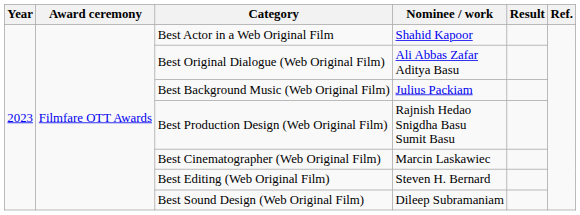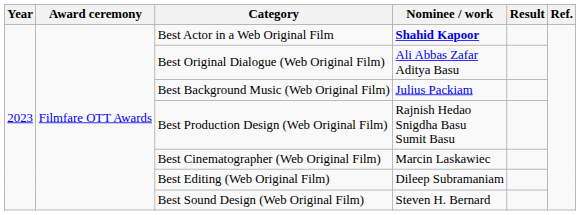(434, 34) normal -> (437, 34) bold
(443, 179) Steven H. Bernard -> (450, 179) Dileep Subramaniam
(450, 199) Dileep Subramaniam -> (443, 199) Steven H. Bernard
